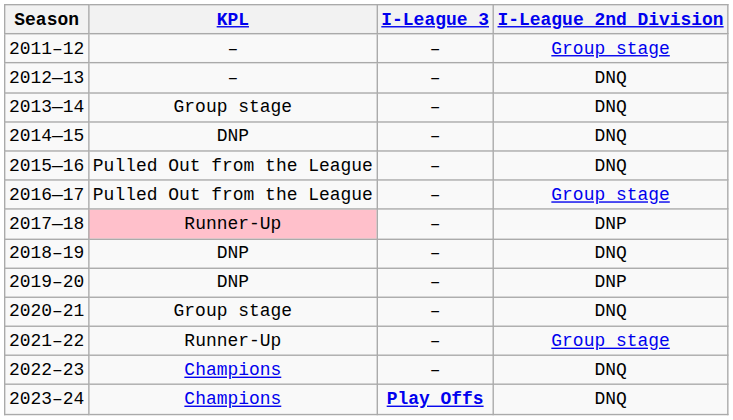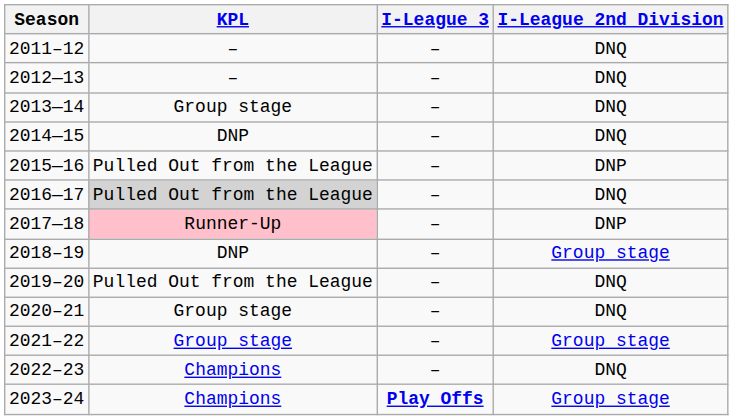(611, 49) Group stage -> (611, 49) DNQ
(611, 166) DNQ -> (611, 166) DNP
(233, 195) no background -> (233, 195) lightgrey background
(611, 195) Group stage -> (611, 195) DNQ
(611, 253) DNQ -> (611, 253) Group stage
(233, 282) DNP -> (233, 282) Pulled Out from the League
(611, 282) DNP -> (611, 282) DNQ
(233, 341) Runner-Up -> (233, 341) Group stage
(611, 399) DNQ -> (611, 399) Group stage
